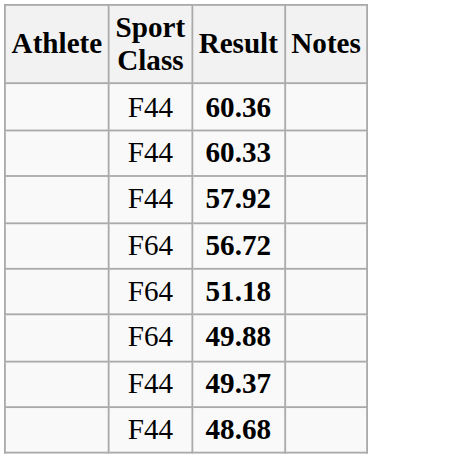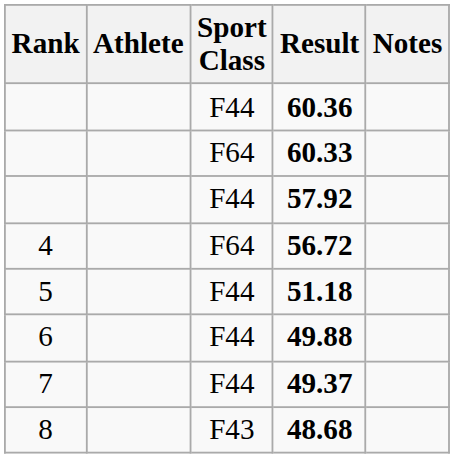+ column: (46, 43)
(150, 152) F44 -> (232, 152) F64
(150, 291) F64 -> (232, 291) F44
(150, 337) F64 -> (232, 337) F44
(150, 429) F44 -> (232, 429) F43
